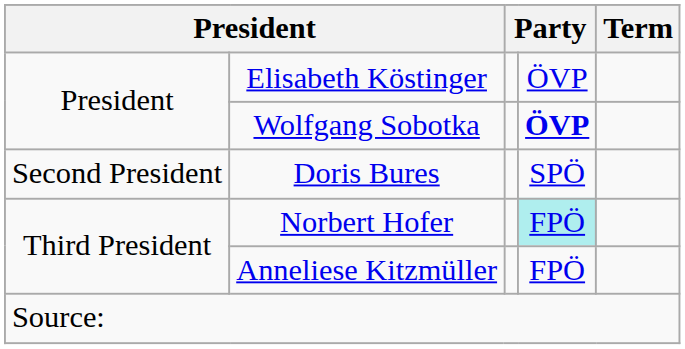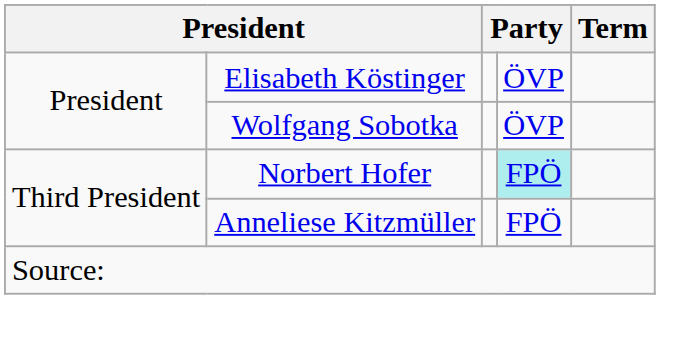(557, 125) bold -> (534, 125) normal
- row: (367, 173)
